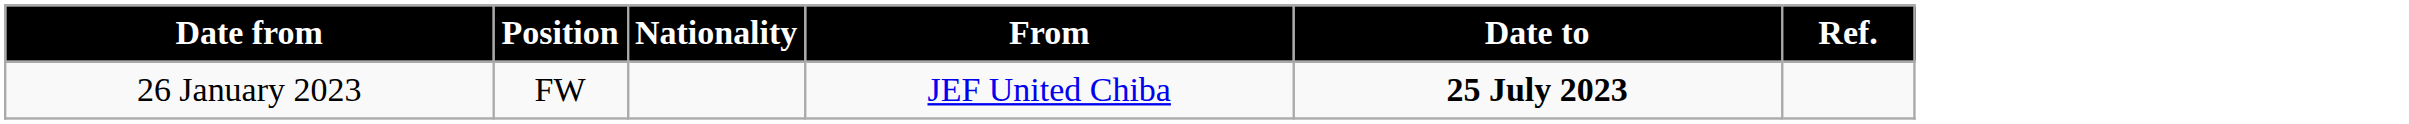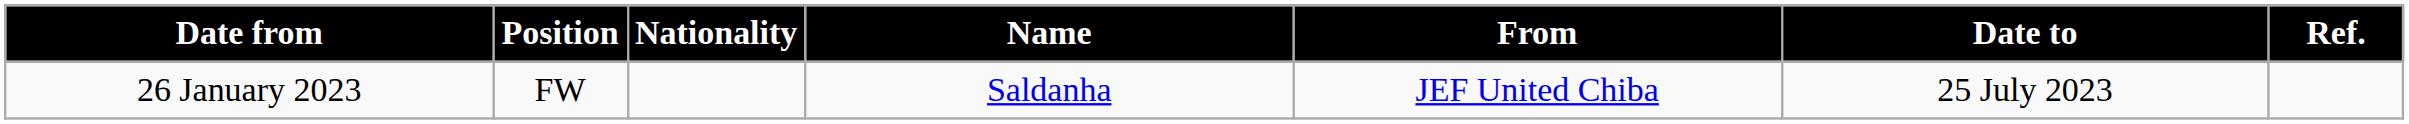+ column: (1049, 32)
(1537, 88) bold -> (2025, 88) normal
